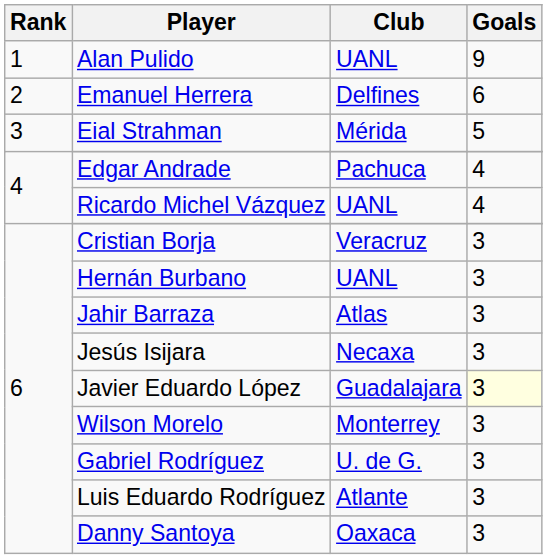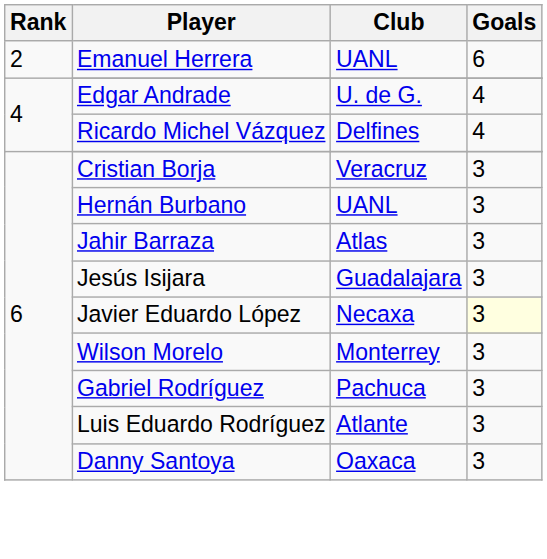- row: (16, 59)
(378, 95) Delfines -> (367, 59) UANL
- row: (16, 132)
(381, 168) Pachuca -> (379, 95) U. de G.
(367, 205) UANL -> (378, 132) Delfines
(375, 351) Necaxa -> (399, 278) Guadalajara
(399, 388) Guadalajara -> (375, 315) Necaxa
(379, 461) U. de G. -> (381, 388) Pachuca
